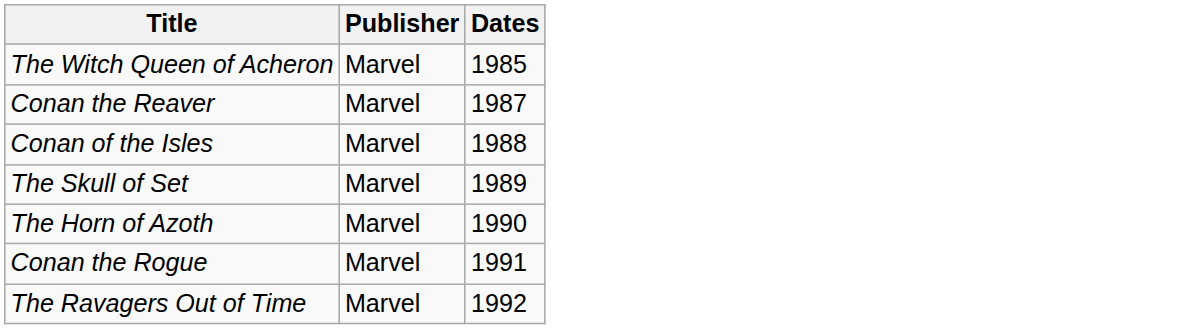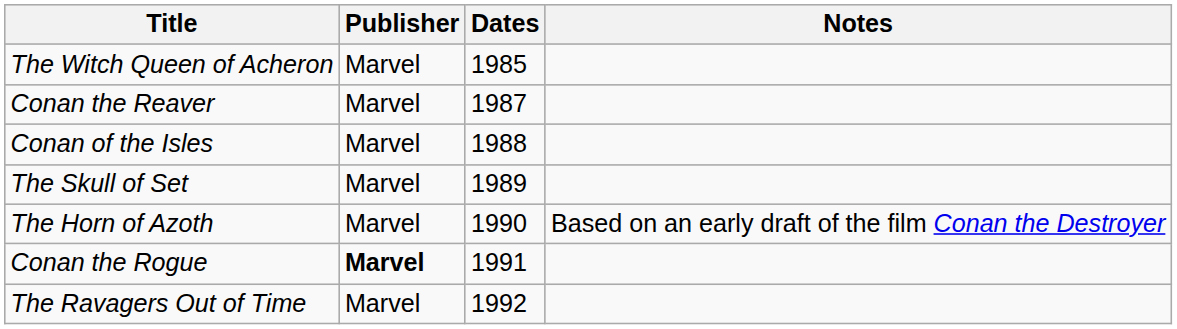+ column: (858, 24)
(383, 263) normal -> (385, 263) bold
